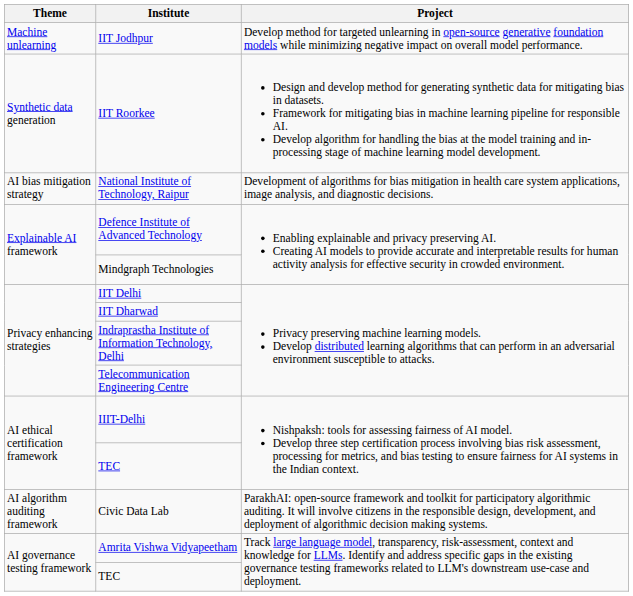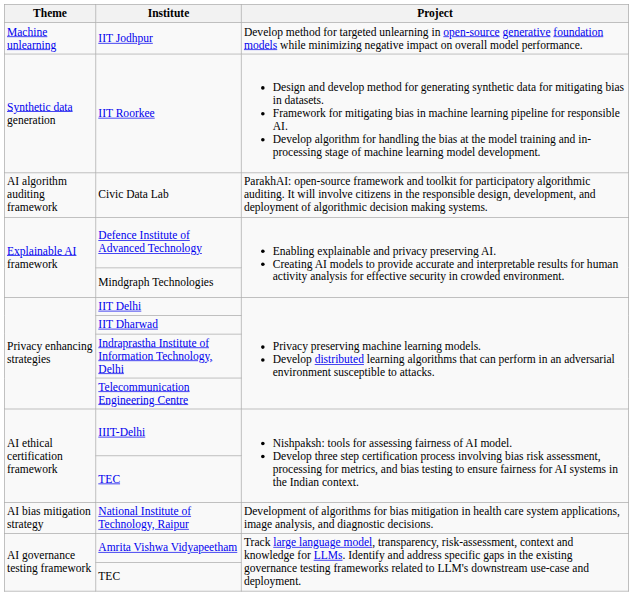rows swapped: (49, 188) <-> (37, 511)
